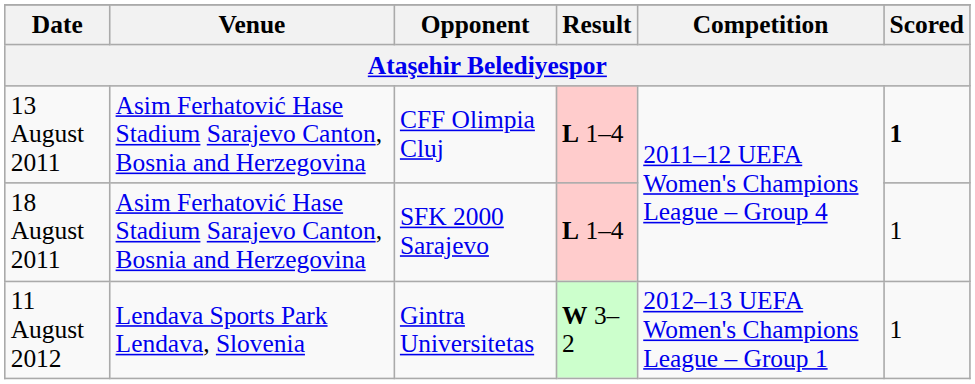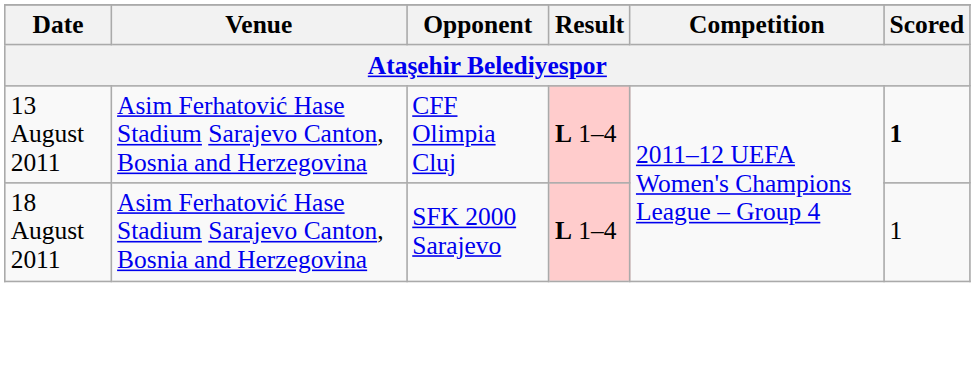- row: (47, 329)
